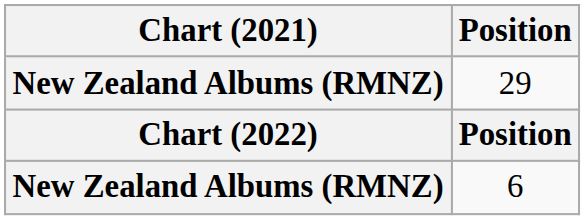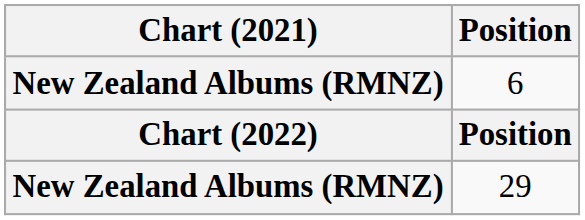rows swapped: (515, 186) <-> (515, 82)
